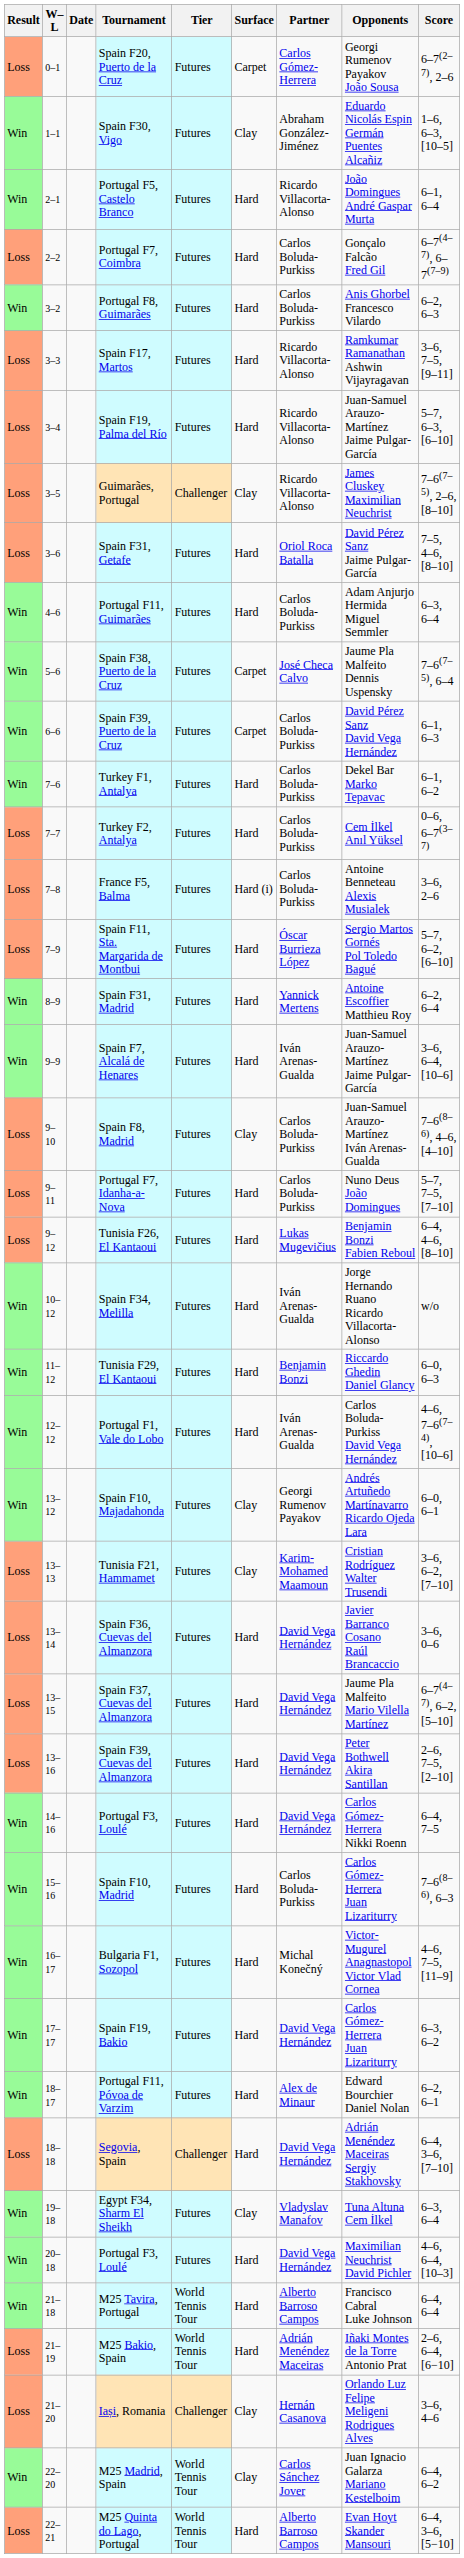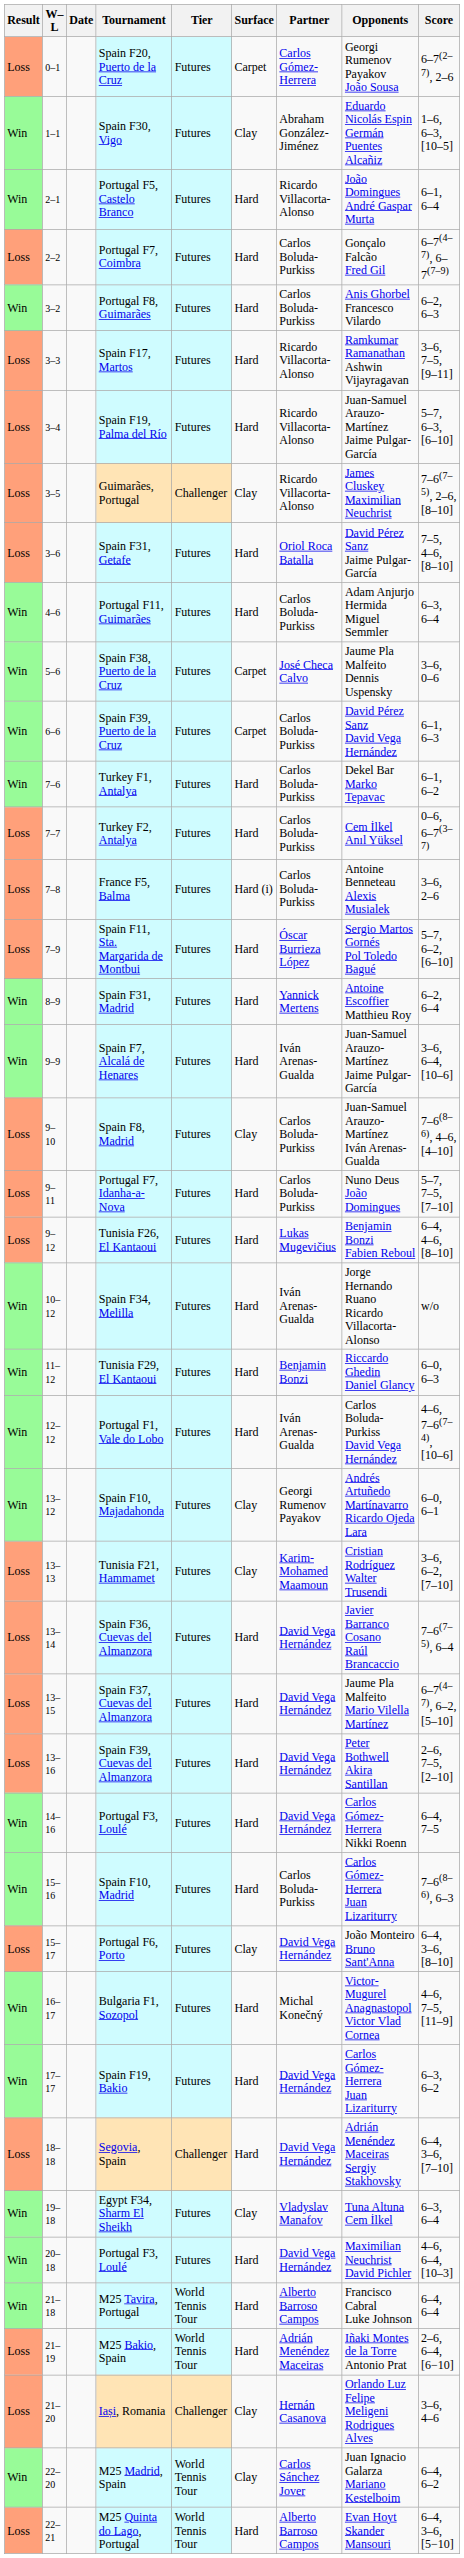(437, 671) 7–6(7–5), 6–4 -> (432, 671) 3–6, 0–6
(432, 1637) 3–6, 0–6 -> (437, 1637) 7–6(7–5), 6–4
+ row: (53, 1949)
- row: (53, 2095)
